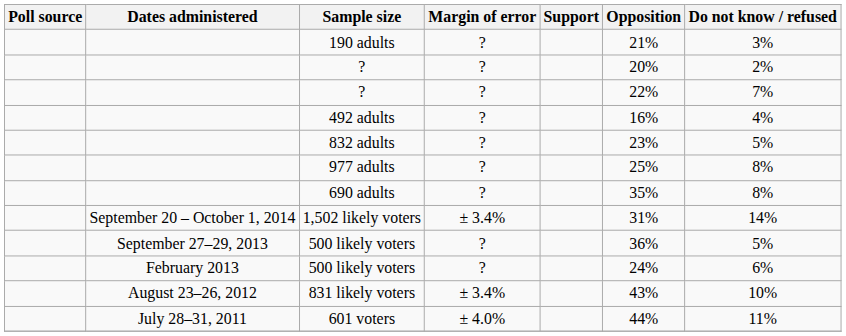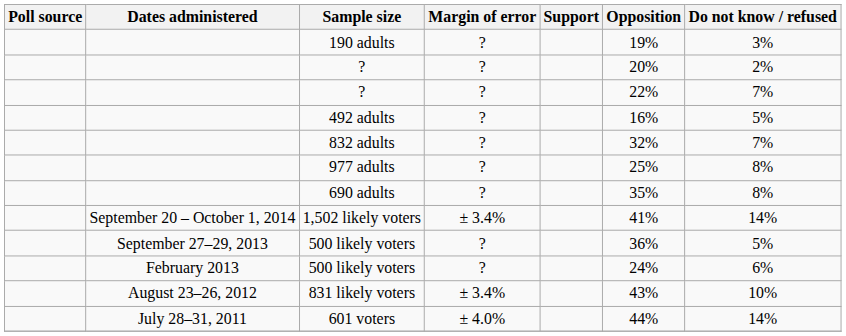(644, 42) 21% -> (644, 42) 19%
(763, 117) 4% -> (763, 117) 5%
(644, 142) 23% -> (644, 142) 32%
(763, 142) 5% -> (763, 142) 7%
(644, 218) 31% -> (644, 218) 41%
(763, 318) 11% -> (763, 318) 14%
